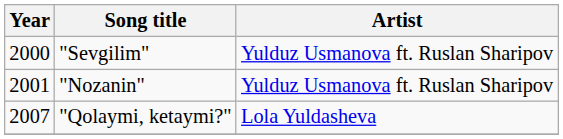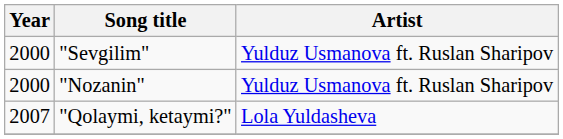(30, 85) 2001 -> (30, 85) 2000
